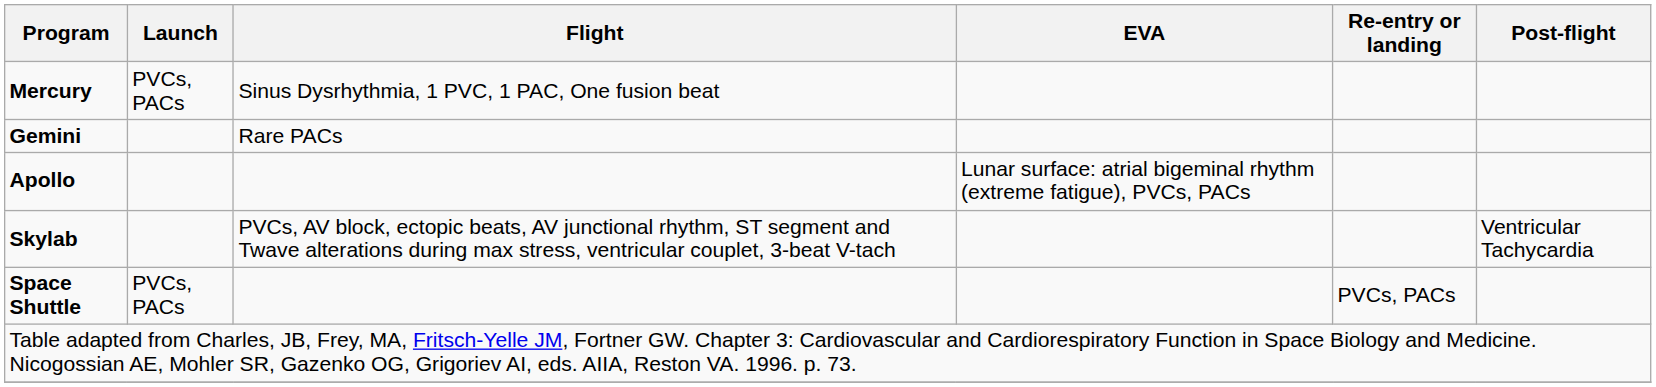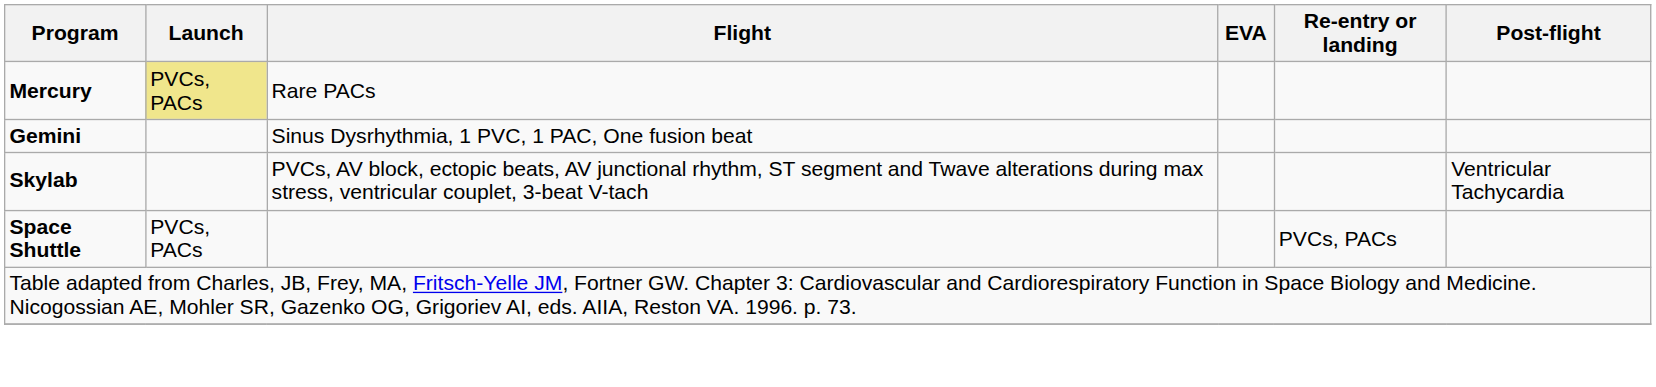(162, 90) no background -> (180, 90) khaki background
(479, 90) Sinus Dysrhythmia, 1 PVC, 1 PAC, One fusion beat -> (324, 90) Rare PACs
(290, 135) Rare PACs -> (512, 135) Sinus Dysrhythmia, 1 PVC, 1 PAC, One fusion beat
- row: (42, 181)
